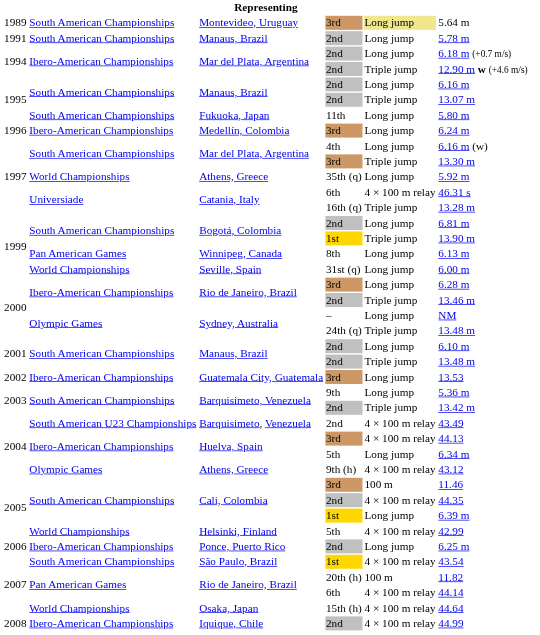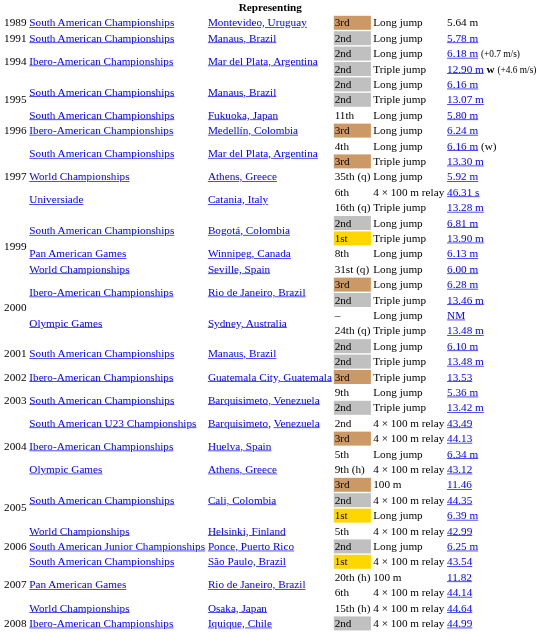(389, 22) khaki background -> (398, 22) no background
(389, 377) Long jump -> (400, 377) Triple jump
(101, 546) Ibero-American Championships -> (117, 546) South American Junior Championships
